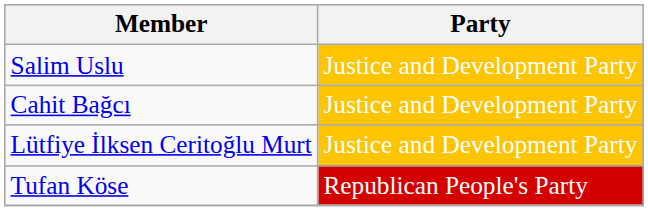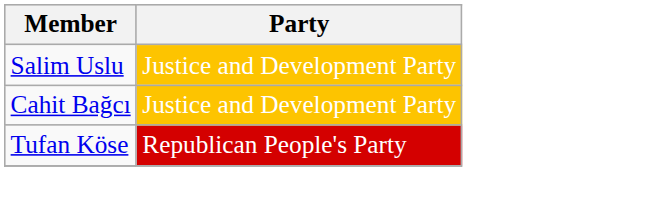- row: (161, 144)
